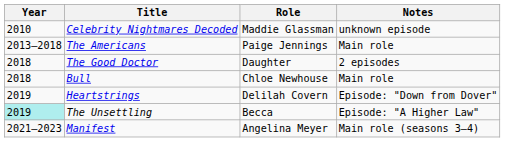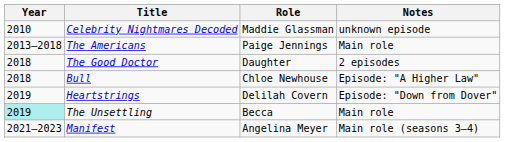(366, 79) Main role -> (409, 79) Episode: "A Higher Law"
(409, 112) Episode: "A Higher Law" -> (366, 112) Main role
